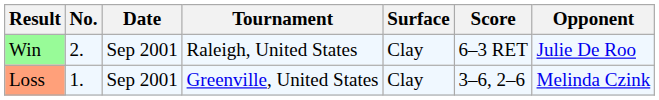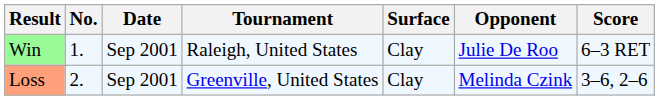columns swapped: (593, 19) <-> (493, 19)
(77, 49) 2. -> (77, 49) 1.
(77, 79) 1. -> (77, 79) 2.
